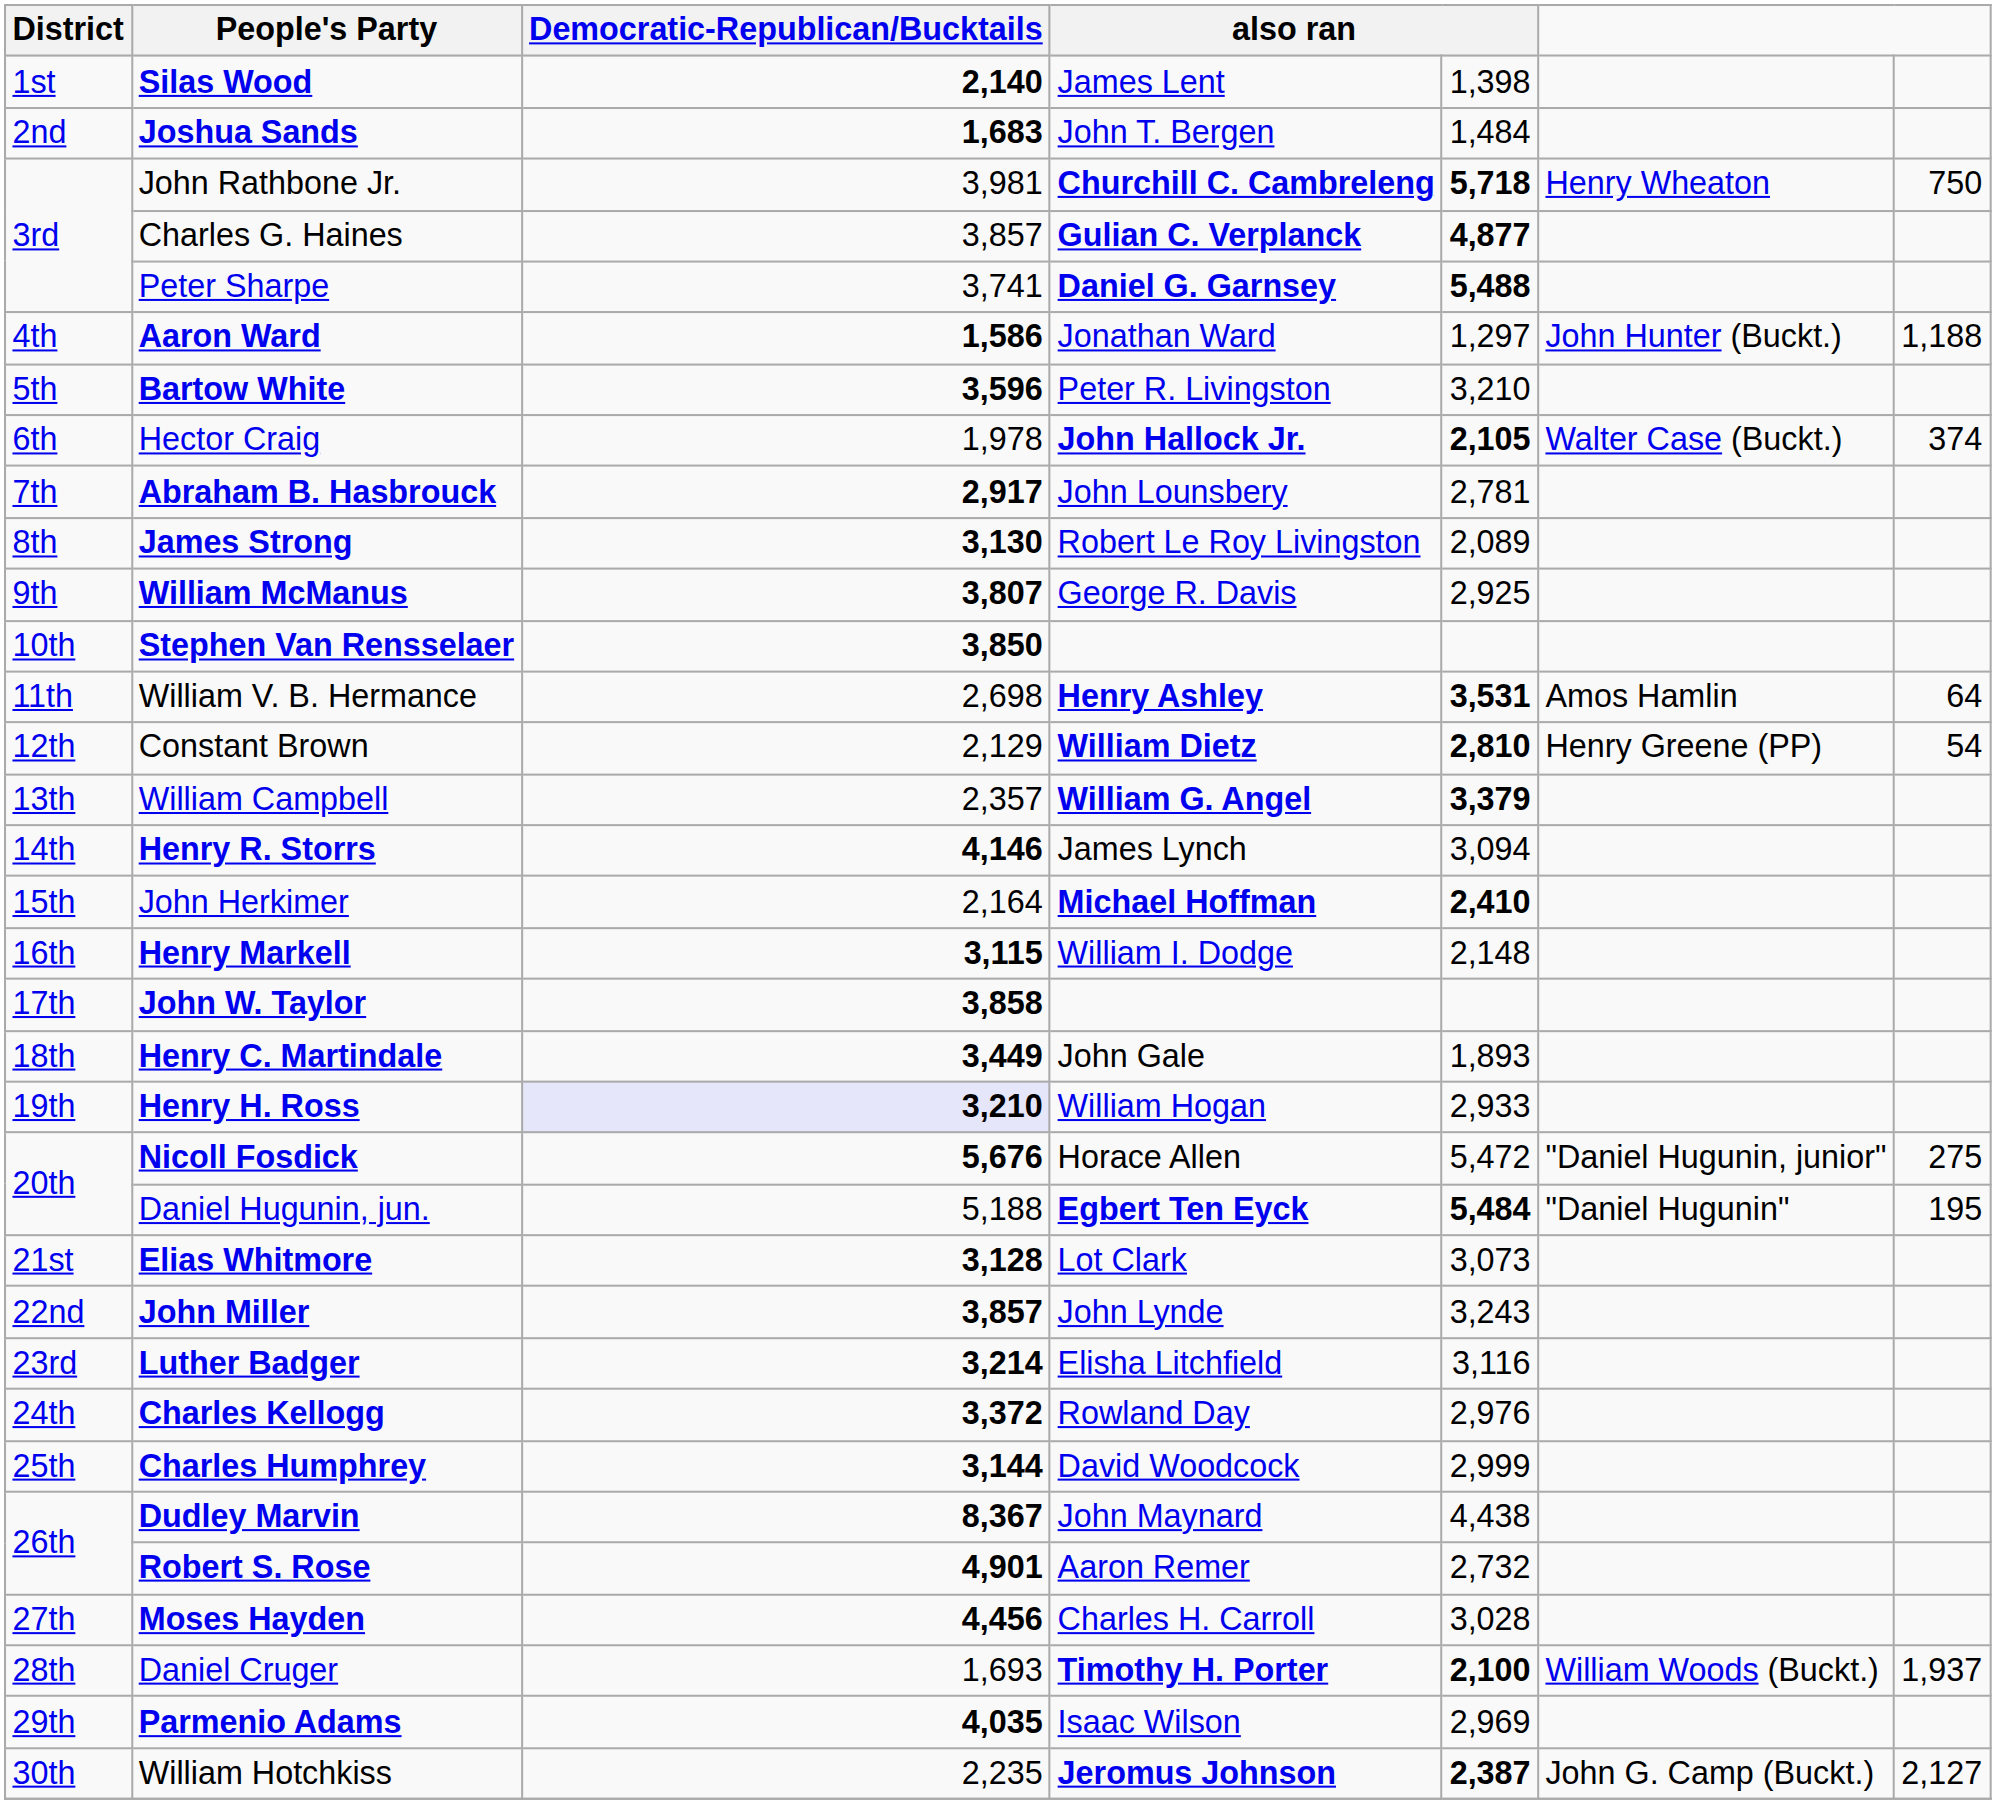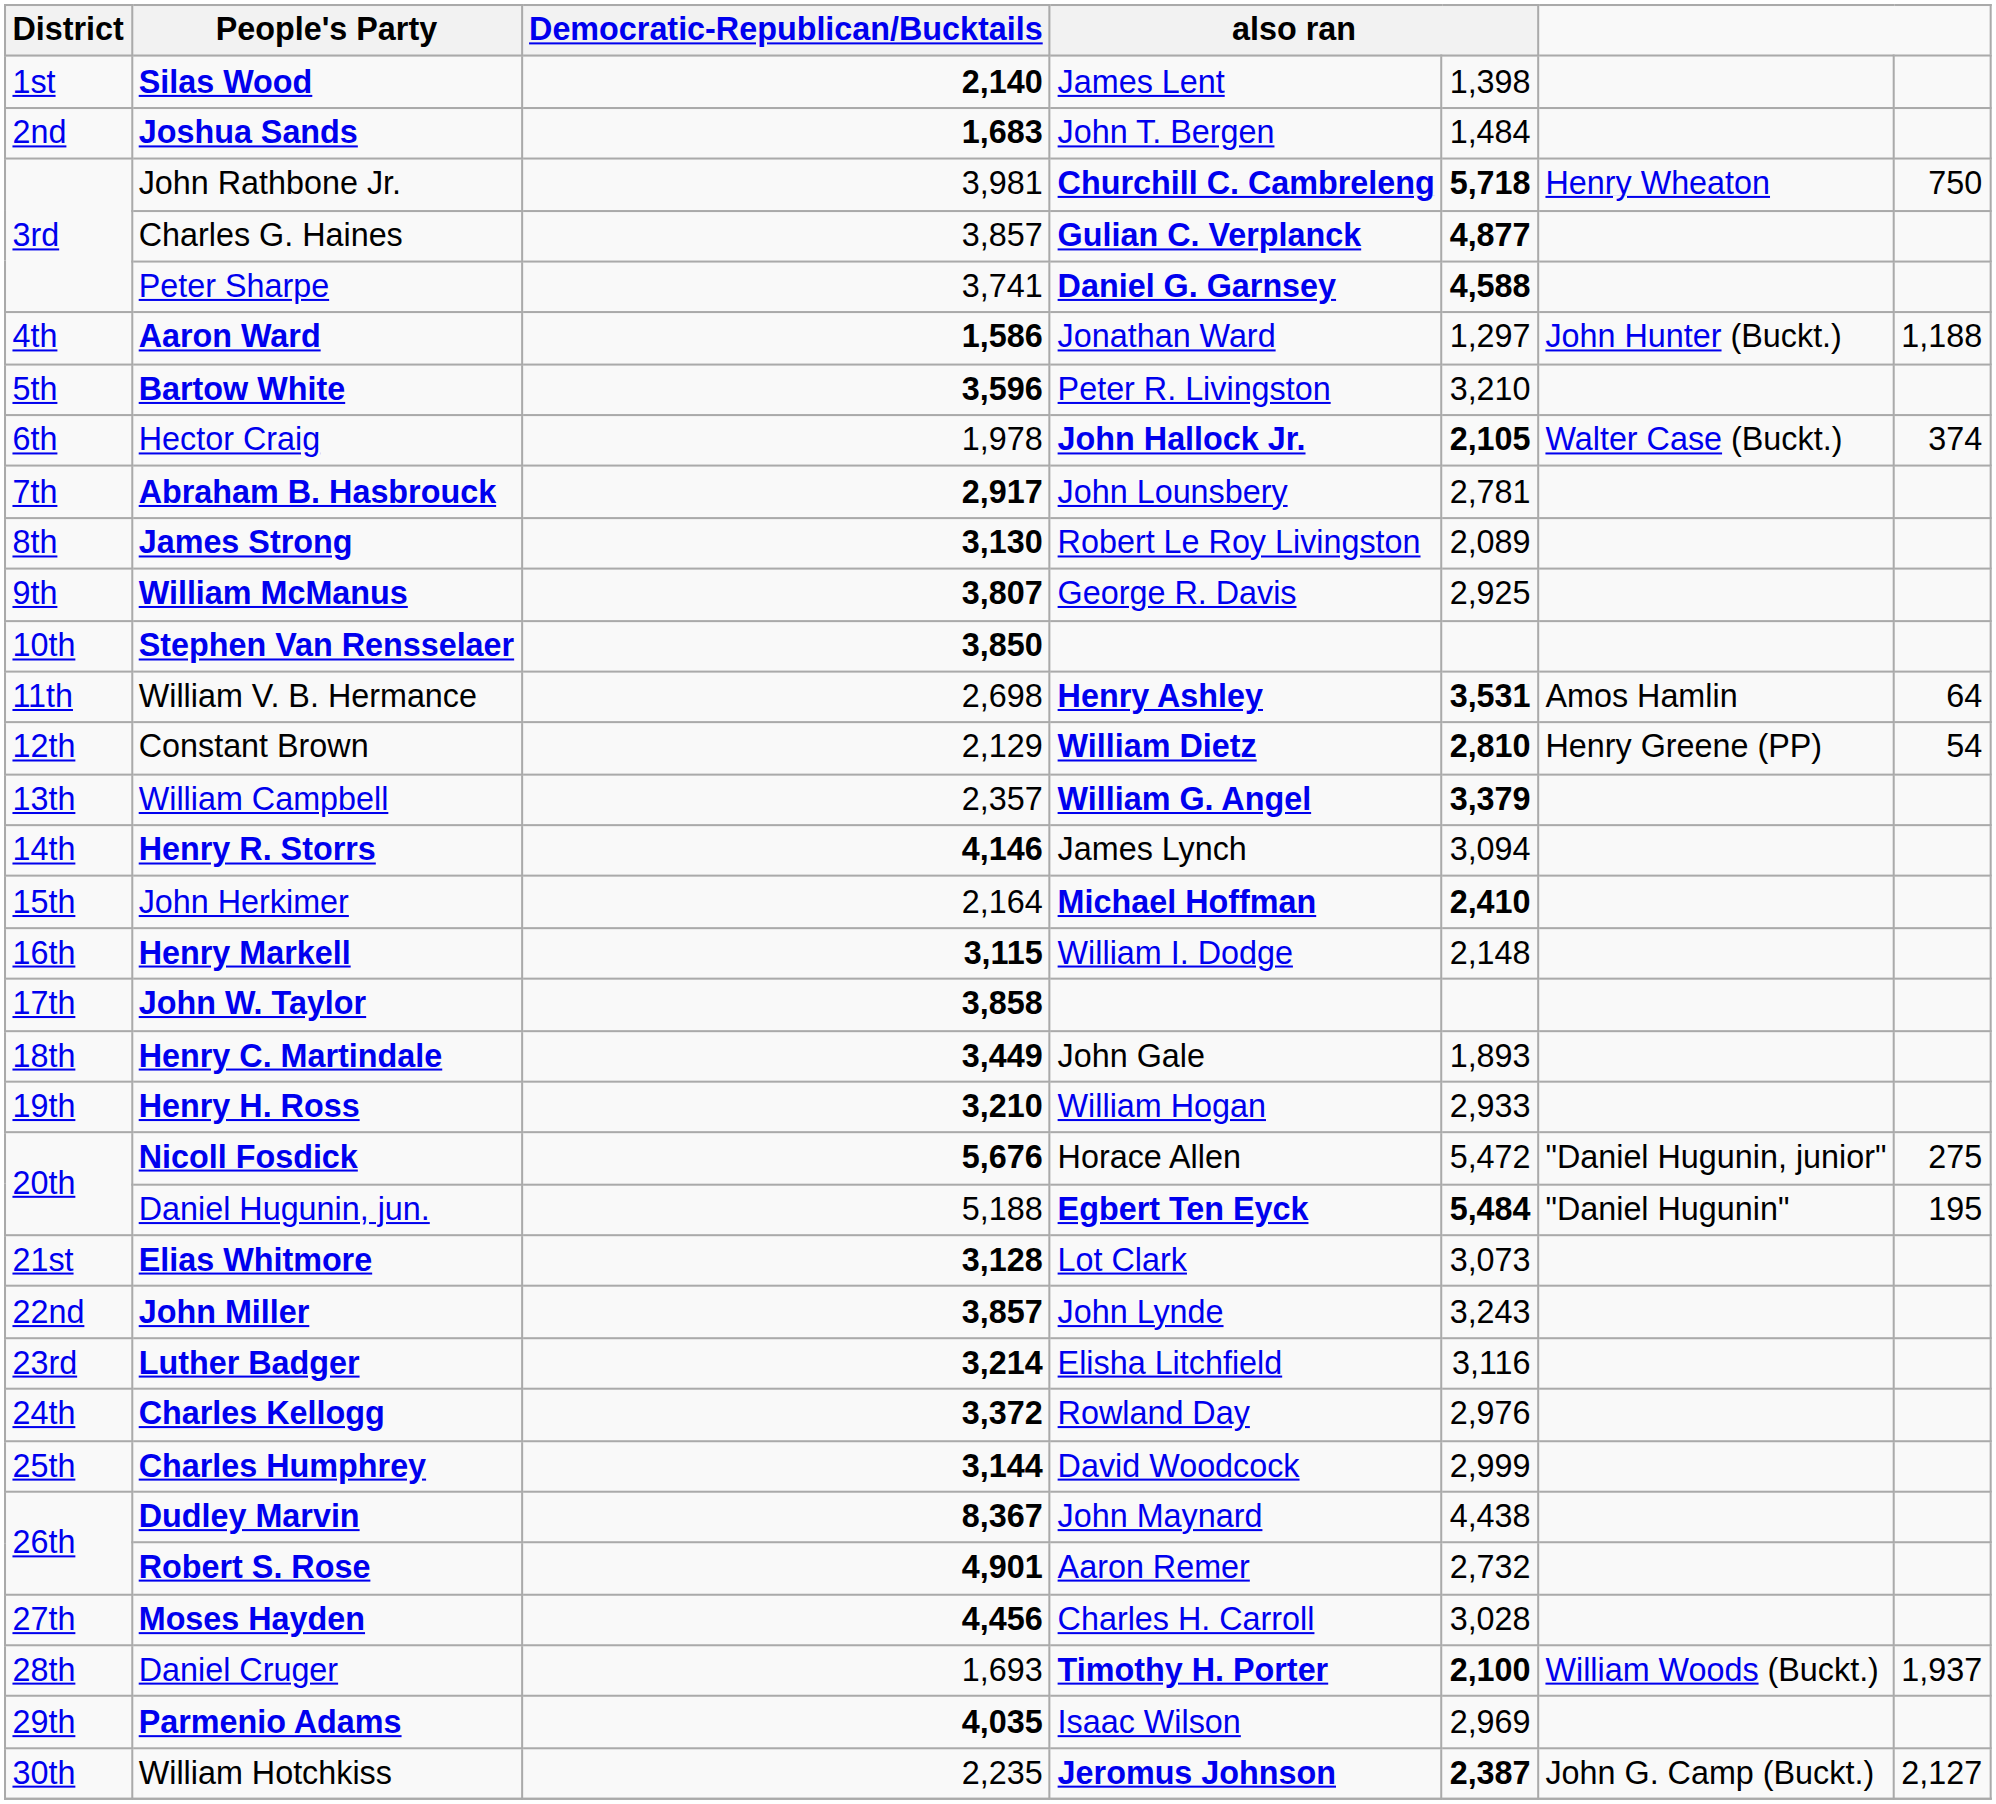(1490, 286) 5,488 -> (1490, 286) 4,588
(1002, 1106) lavender background -> (1002, 1106) no background
